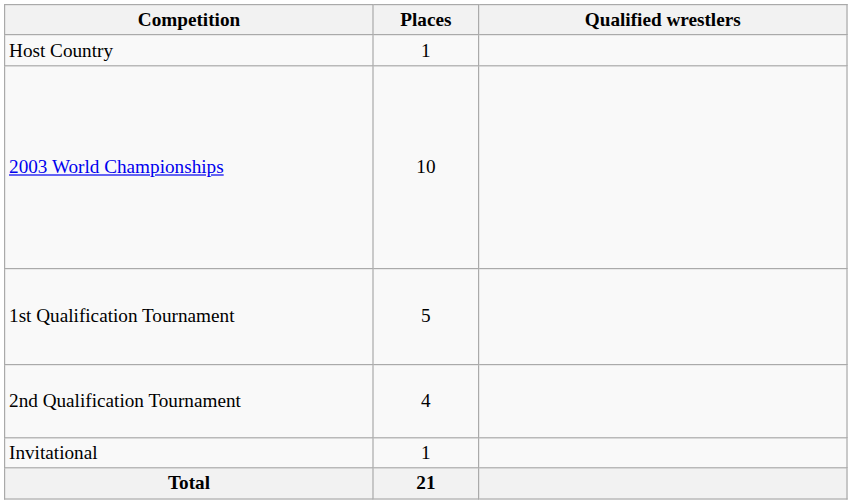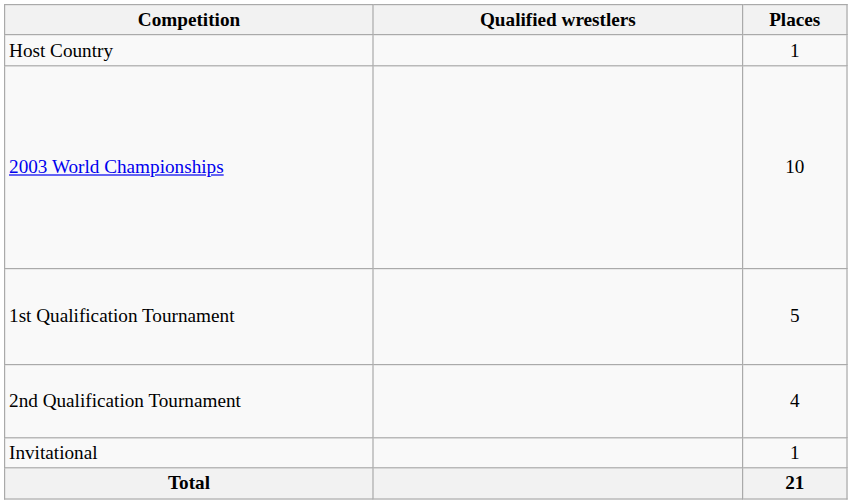columns swapped: (426, 19) <-> (663, 19)
